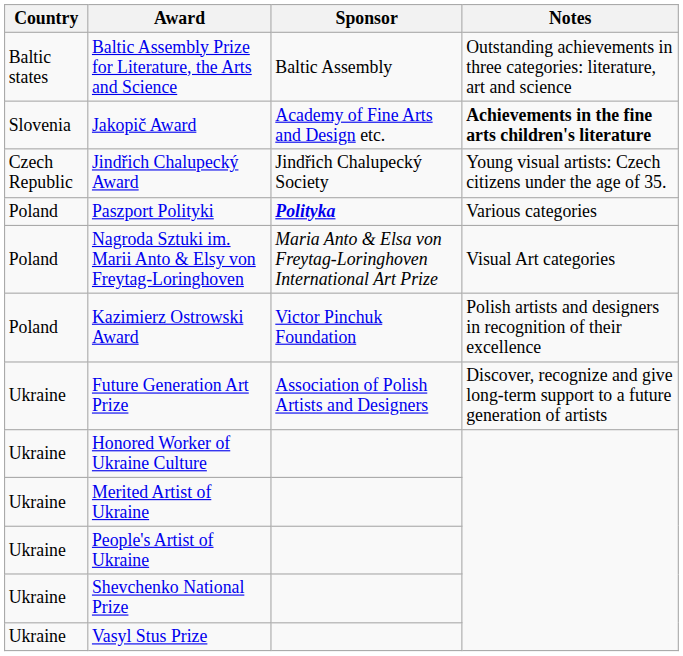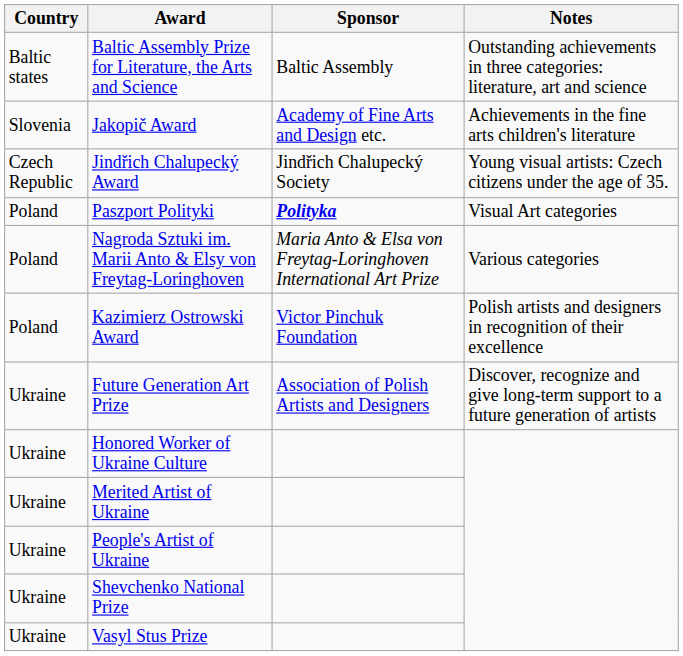(559, 124) bold -> (557, 124) normal
(532, 211) Various categories -> (543, 211) Visual Art categories
(541, 259) Visual Art categories -> (534, 259) Various categories
